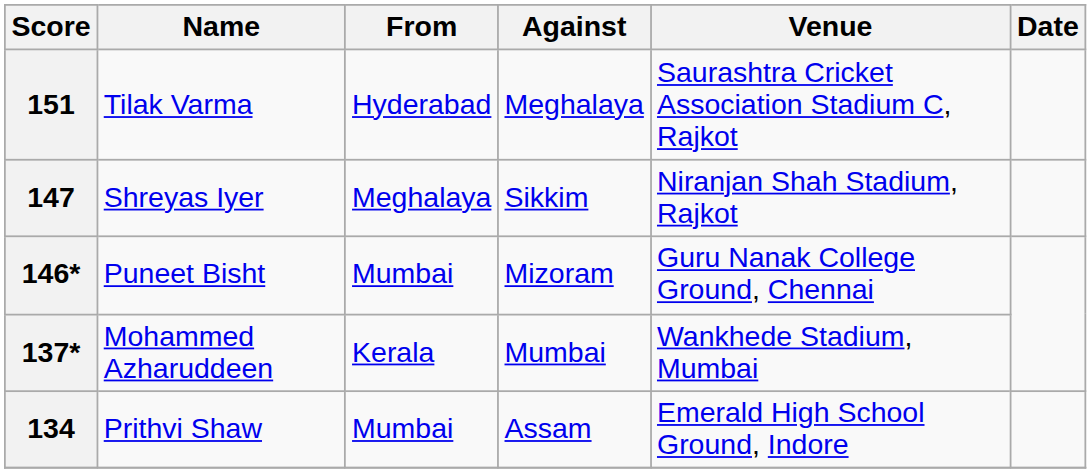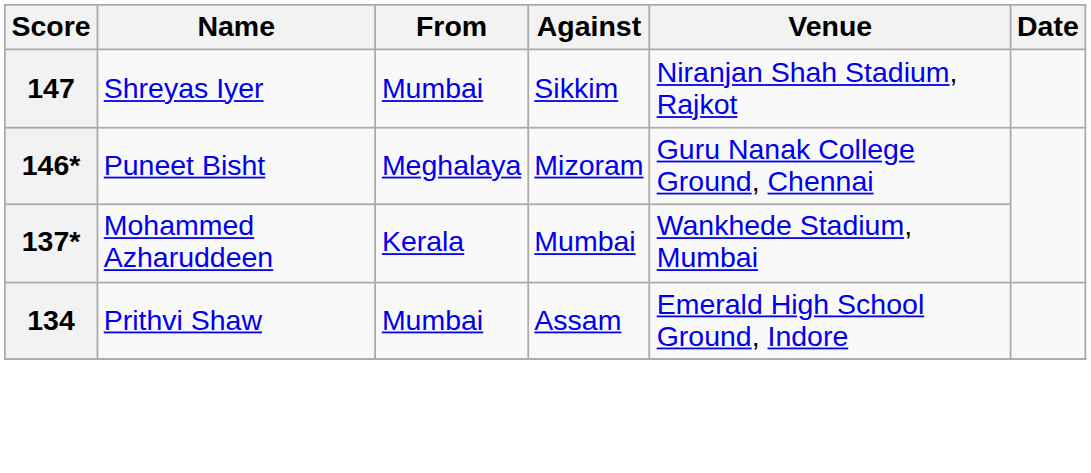- row: (51, 104)
(422, 197) Meghalaya -> (433, 88) Mumbai
(403, 274) Mumbai -> (452, 165) Meghalaya
